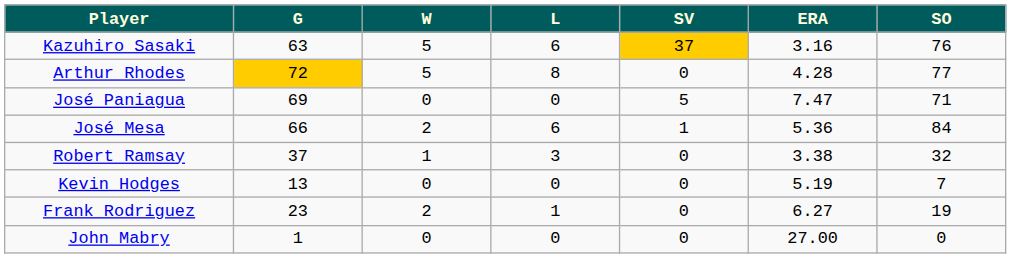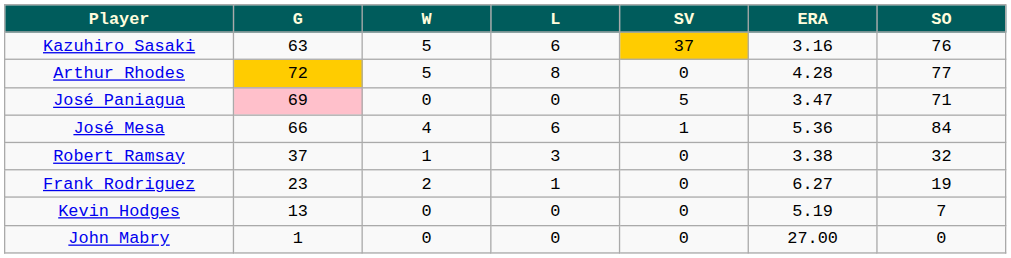(298, 101) no background -> (298, 101) pink background
(813, 101) 7.47 -> (813, 101) 3.47
(427, 129) 2 -> (427, 129) 4
rows swapped: (119, 211) <-> (119, 184)
